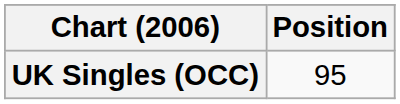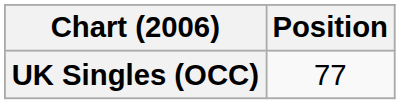(330, 74) 95 -> (330, 74) 77
